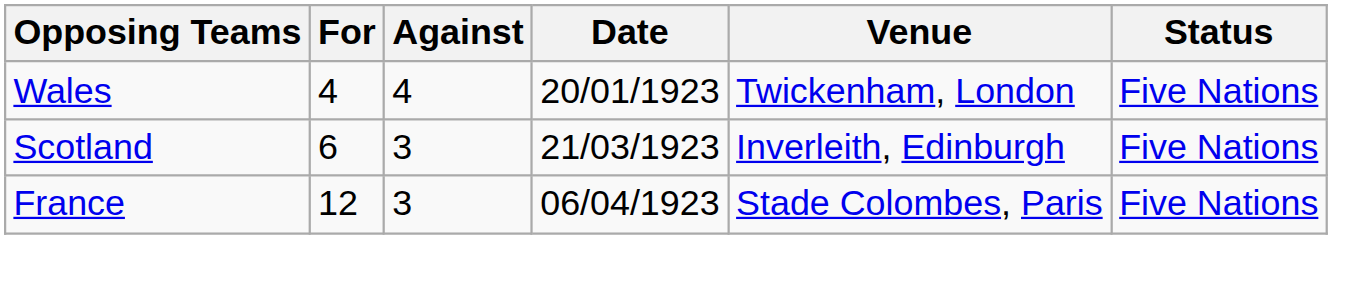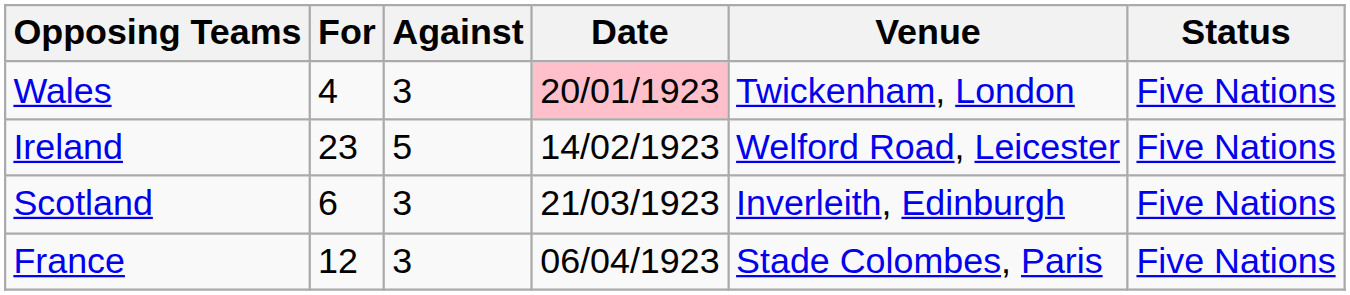(402, 89) 4 -> (402, 89) 3
(630, 89) no background -> (630, 89) pink background
+ row: (68, 146)
